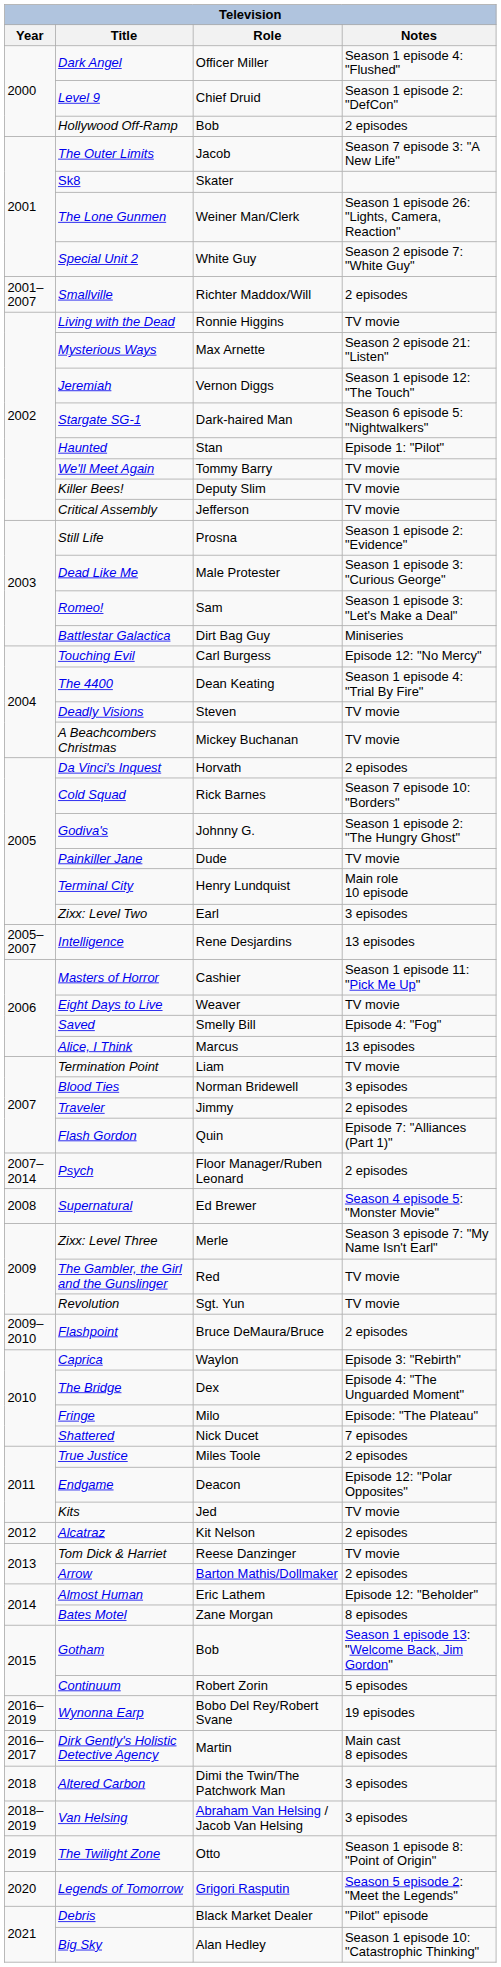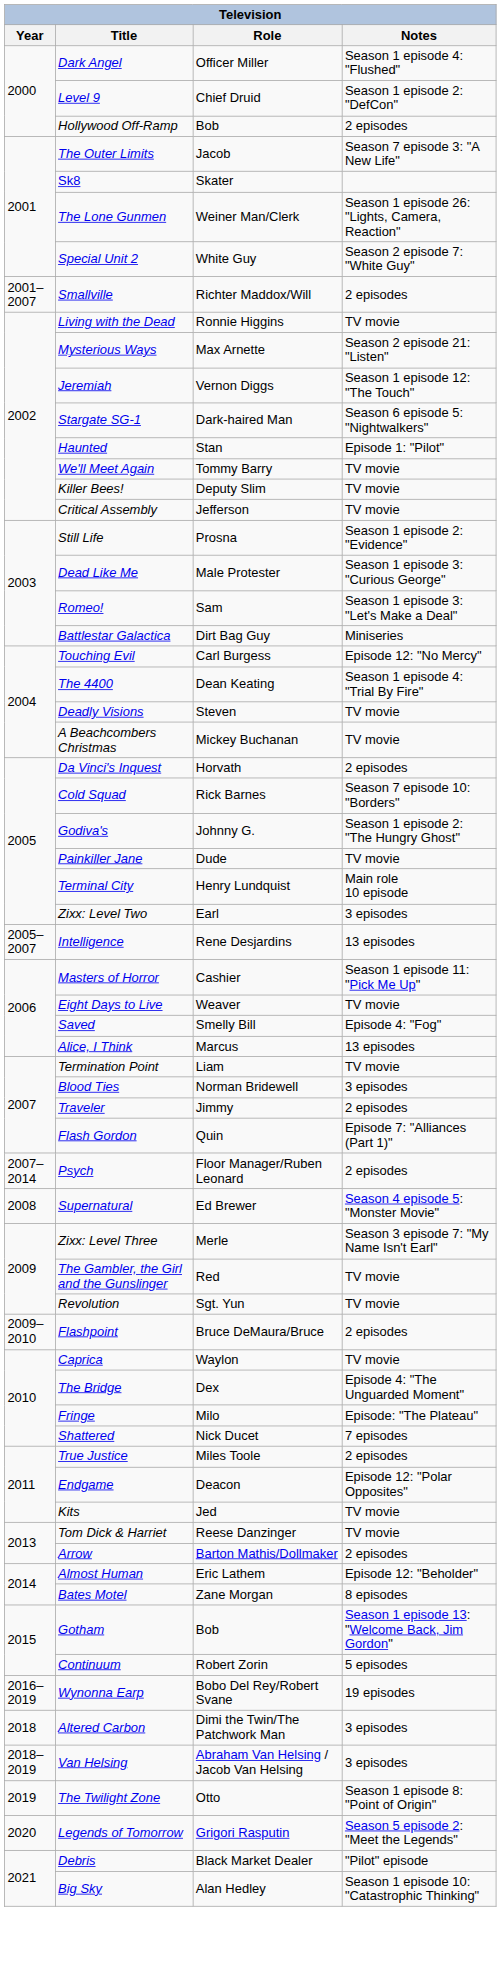(403, 1359) Episode 3: "Rebirth" -> (372, 1359) TV movie
- row: (81, 1532)
- row: (117, 1748)
